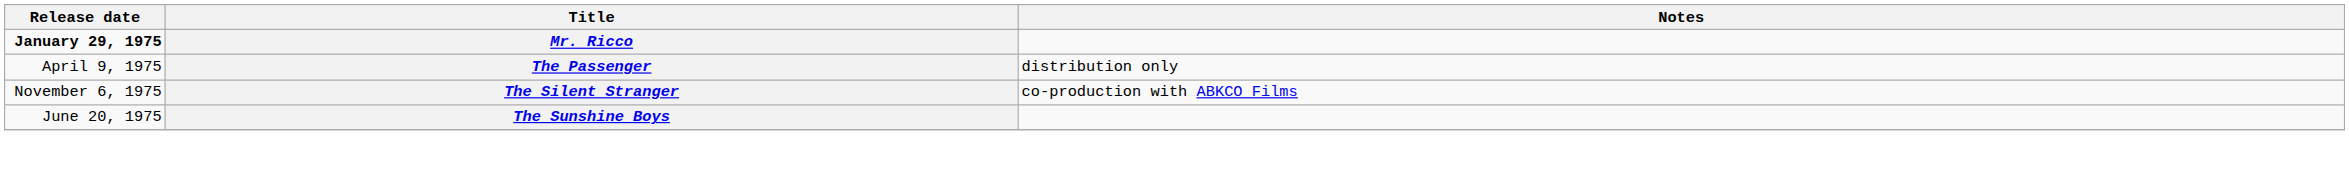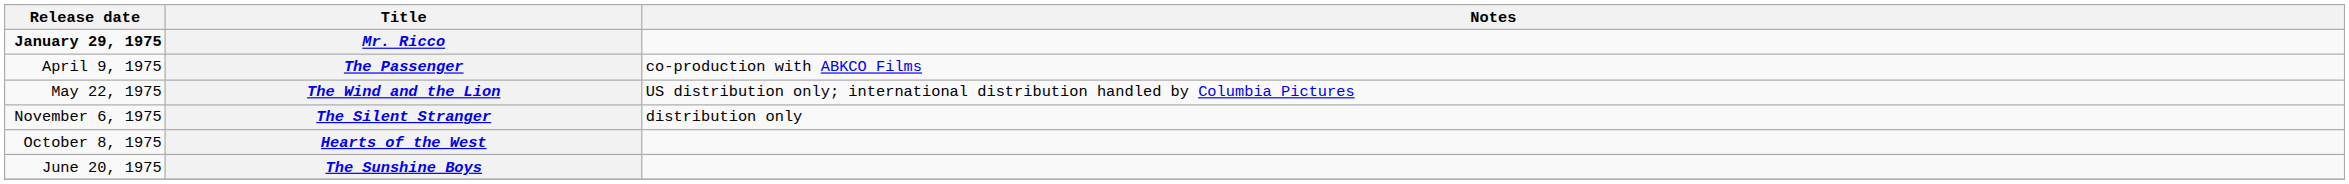(1100, 67) distribution only -> (784, 67) co-production with ABKCO Films
+ row: (404, 92)
(1160, 92) co-production with ABKCO Films -> (724, 117) distribution only
+ row: (404, 142)
